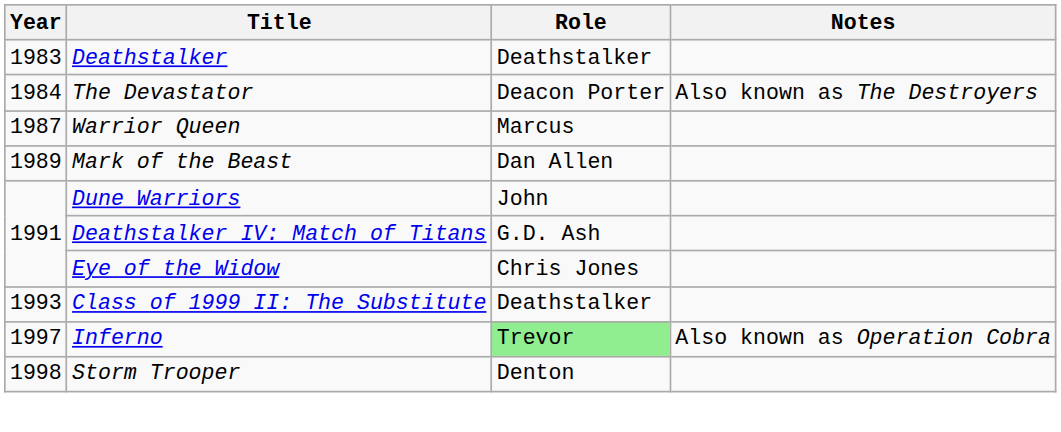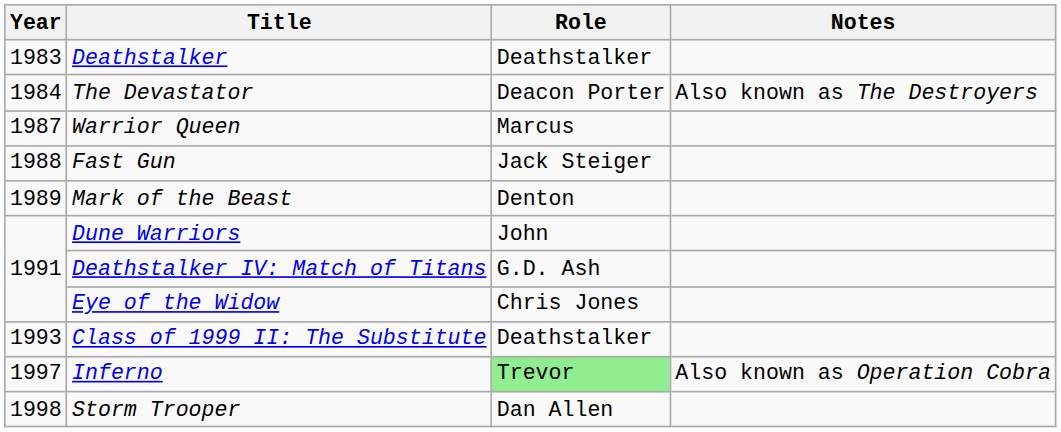+ row: (124, 163)
(555, 163) Dan Allen -> (536, 198) Denton
(536, 374) Denton -> (555, 409) Dan Allen
